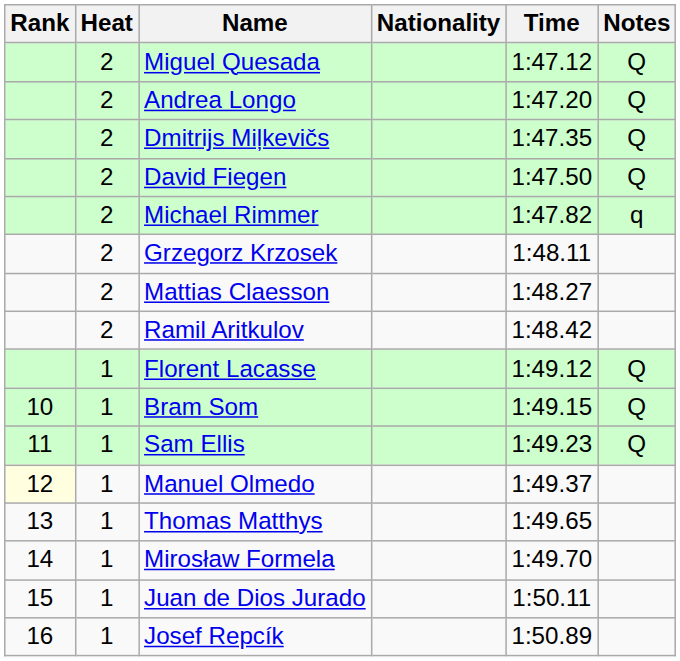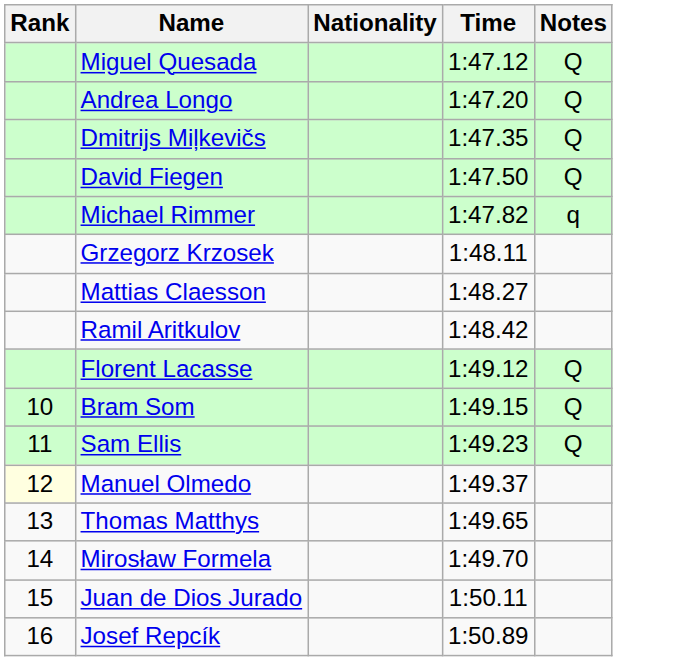- column: (107, 23)
